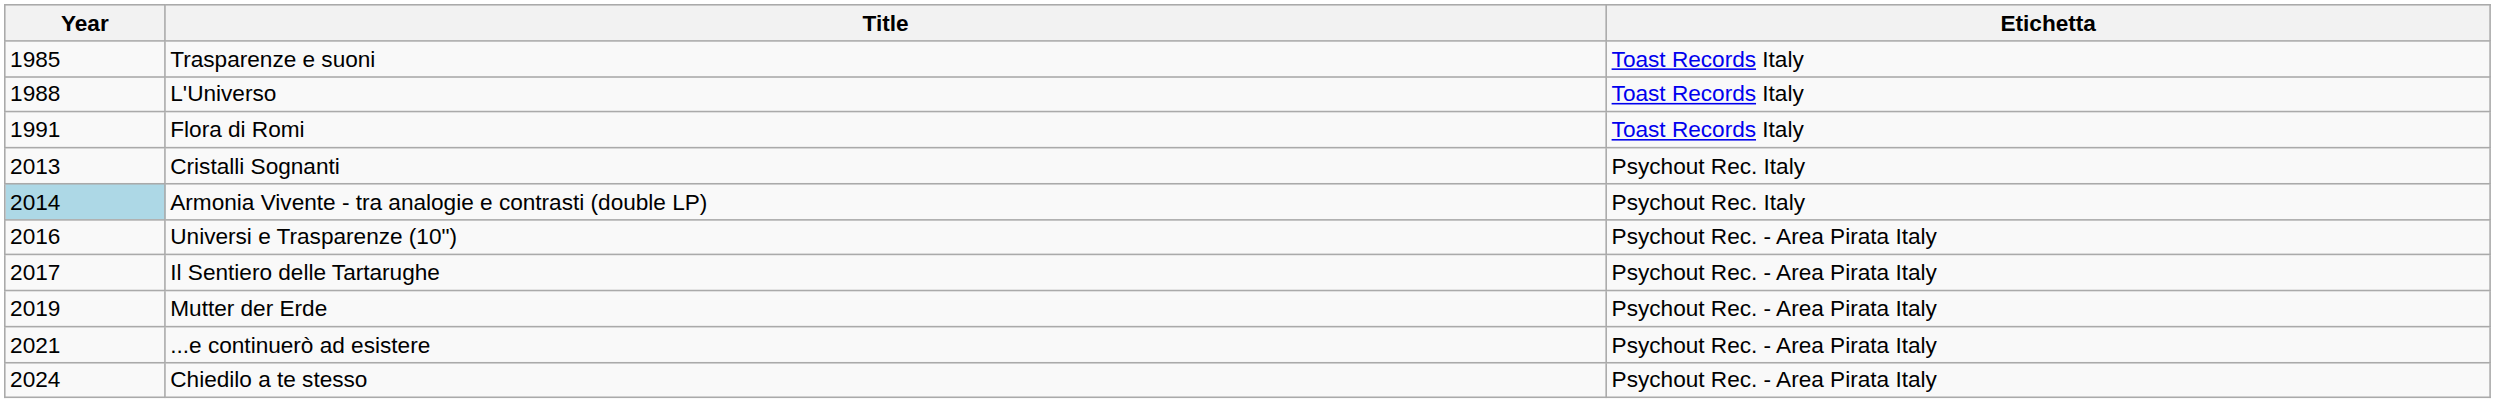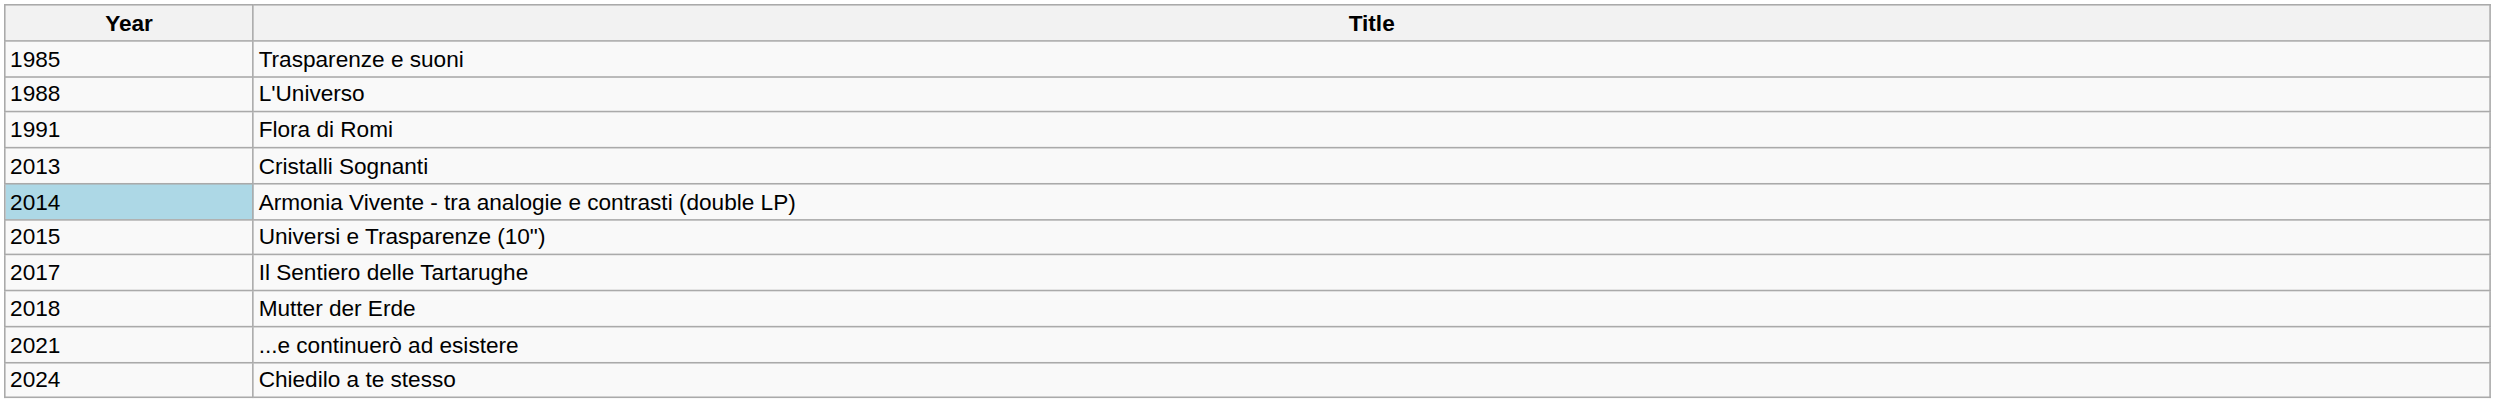- column: (2048, 23)
(35, 237) 2016 -> (35, 237) 2015
(35, 308) 2019 -> (35, 308) 2018
